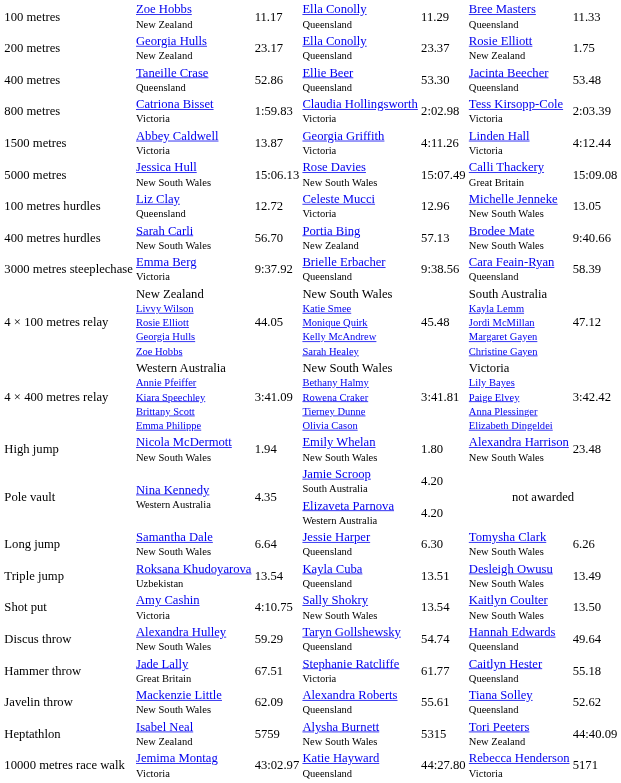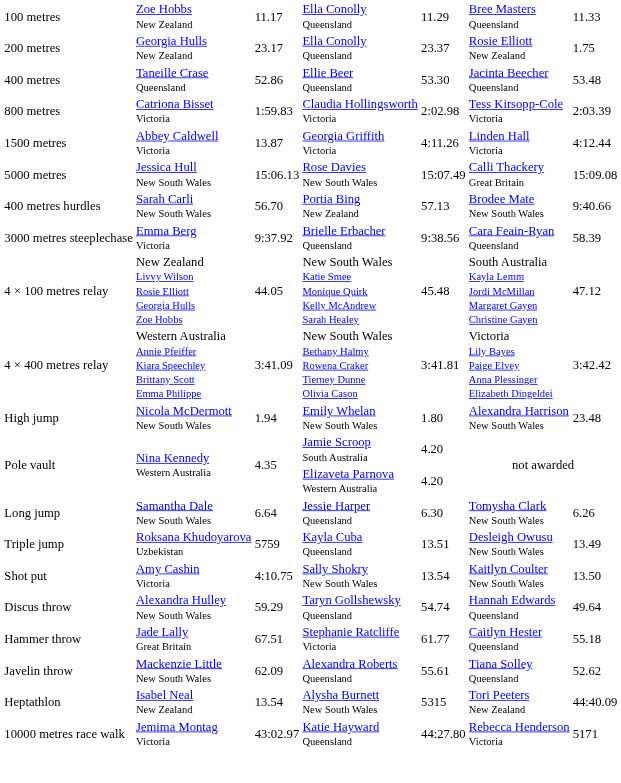- row: (52, 206)
(269, 576) 13.54 -> (267, 544) 5759
(267, 734) 5759 -> (269, 702) 13.54
